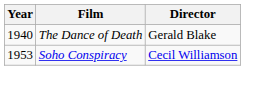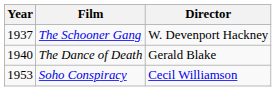+ row: (90, 34)
